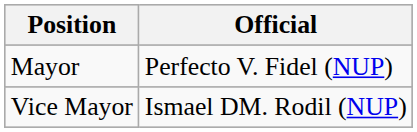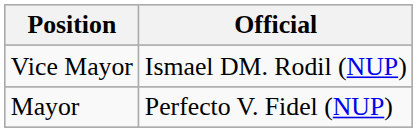rows swapped: (45, 65) <-> (72, 106)
